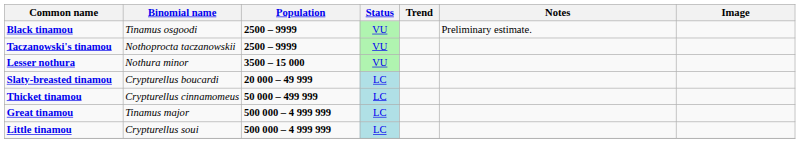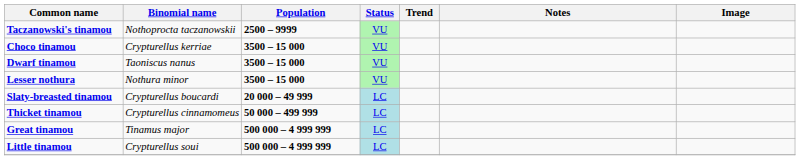- row: (40, 29)
+ row: (41, 46)
+ row: (41, 63)
